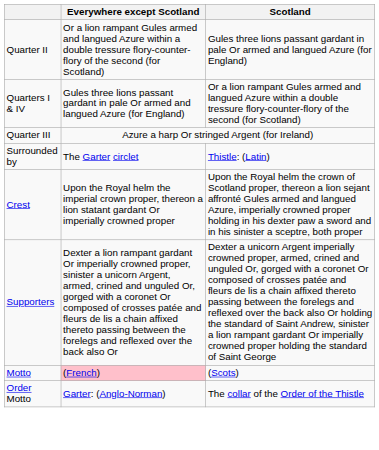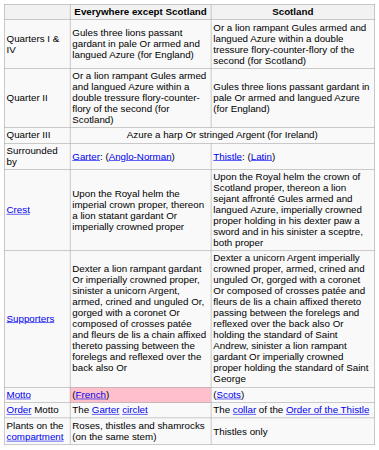rows swapped: (28, 103) <-> (27, 49)
(101, 156) The Garter circlet -> (124, 156) Garter: (Anglo-Norman)
(114, 394) Garter: (Anglo-Norman) -> (110, 410) The Garter circlet
+ row: (35, 431)
